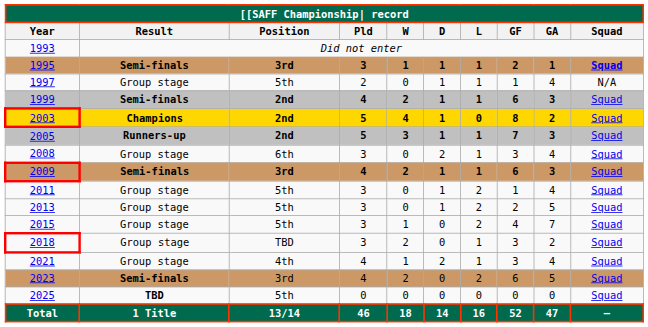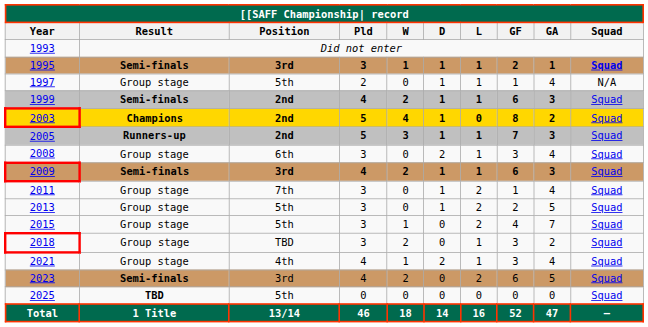(284, 190) 5th -> (284, 190) 7th
